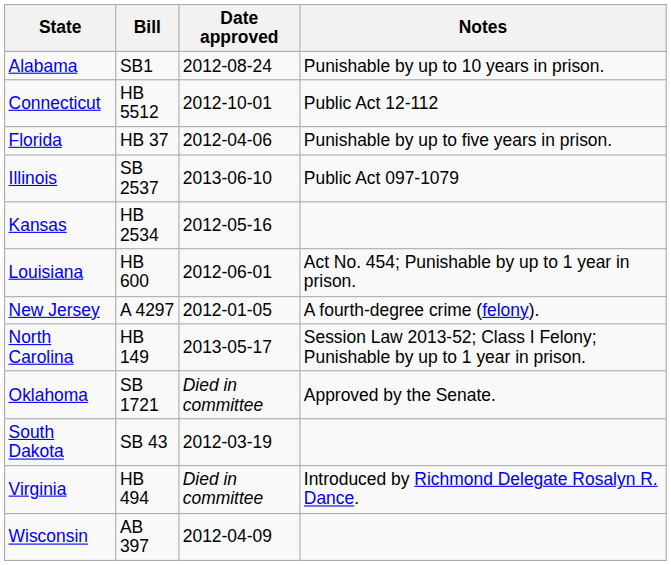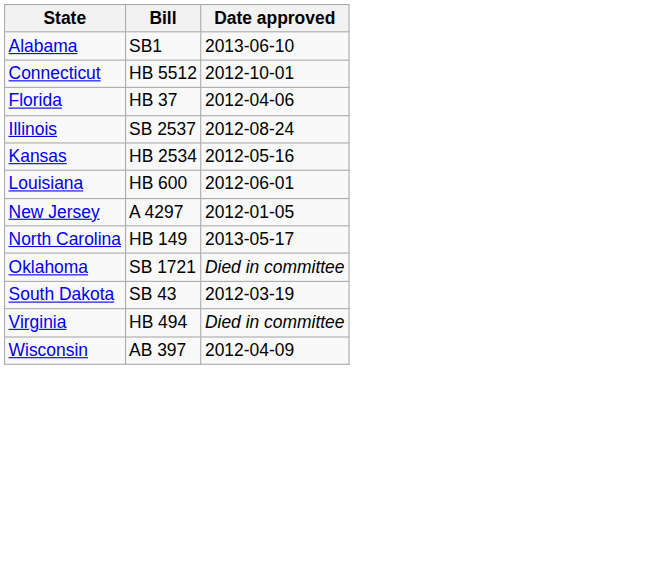- column: (483, 28)
(227, 65) 2012-08-24 -> (250, 45) 2013-06-10
(227, 178) 2013-06-10 -> (250, 128) 2012-08-24
